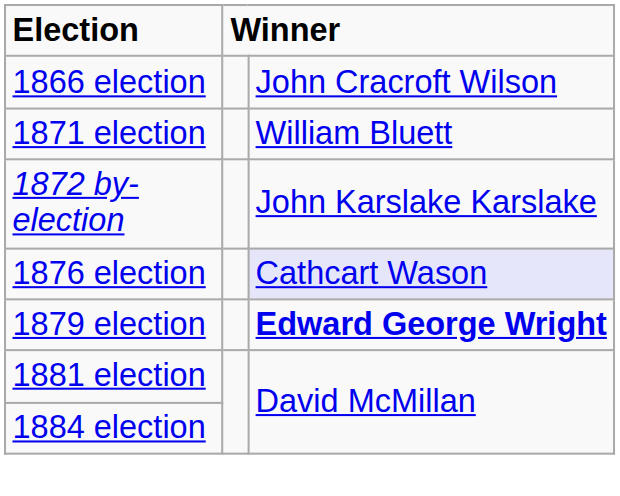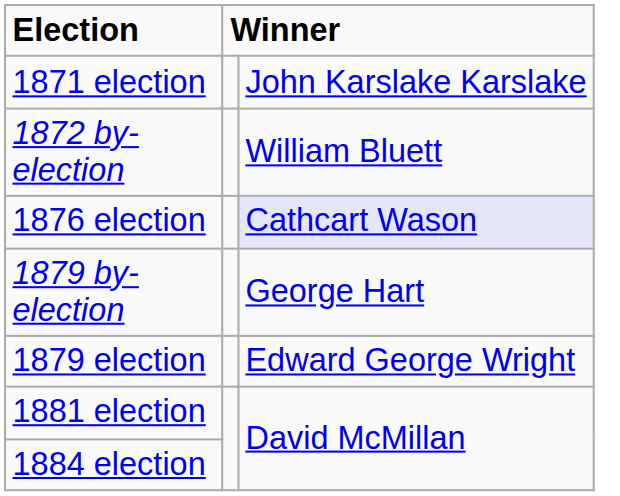- row: (109, 81)
(354, 133) William Bluett -> (416, 81) John Karslake Karslake
(426, 203) John Karslake Karslake -> (344, 151) William Bluett
+ row: (76, 291)
(431, 324) bold -> (410, 360) normal
